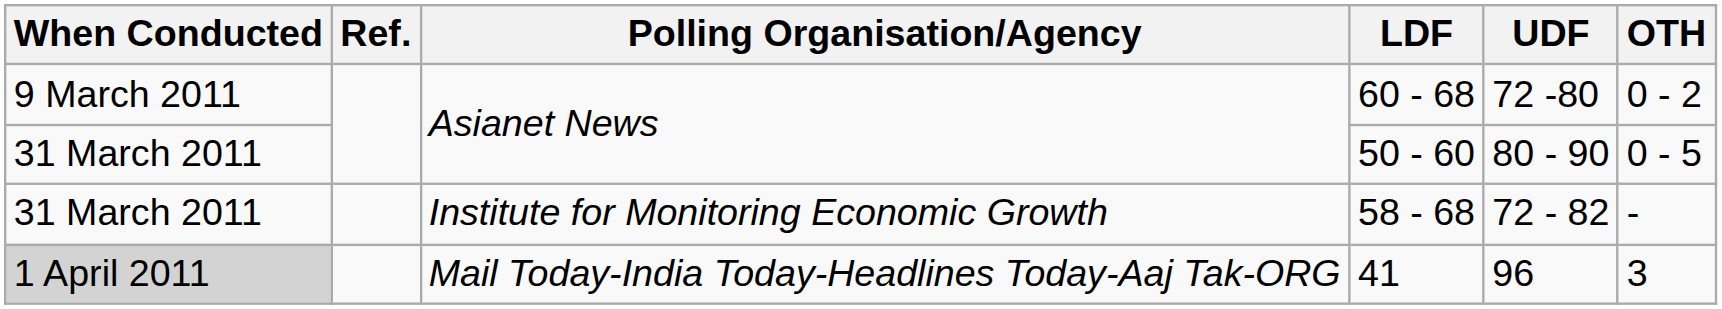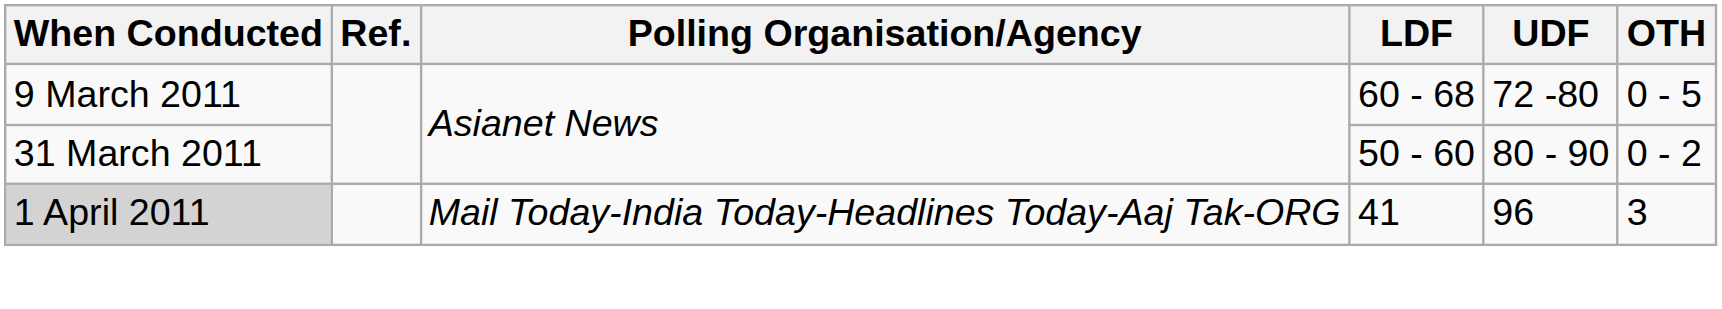(1664, 93) 0 - 2 -> (1664, 93) 0 - 5
(1664, 153) 0 - 5 -> (1664, 153) 0 - 2
- row: (1416, 213)
